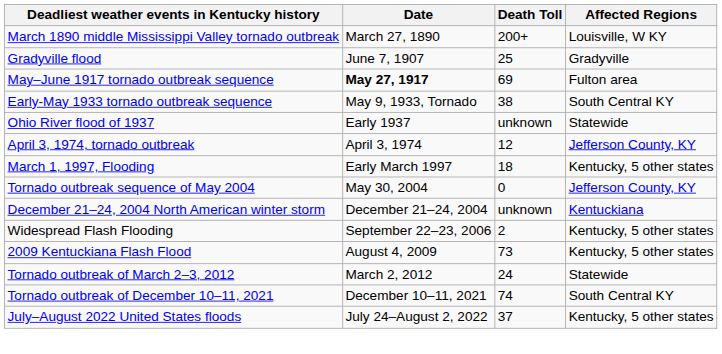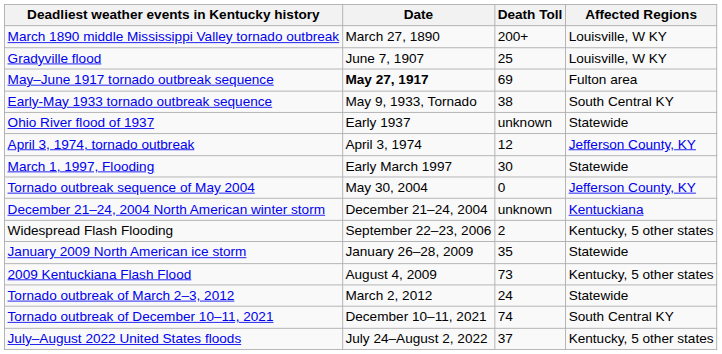(599, 58) Gradyville -> (618, 58) Louisville, W KY
(505, 166) 18 -> (505, 166) 30
(641, 166) Kentucky, 5 other states -> (599, 166) Statewide
+ row: (127, 252)
